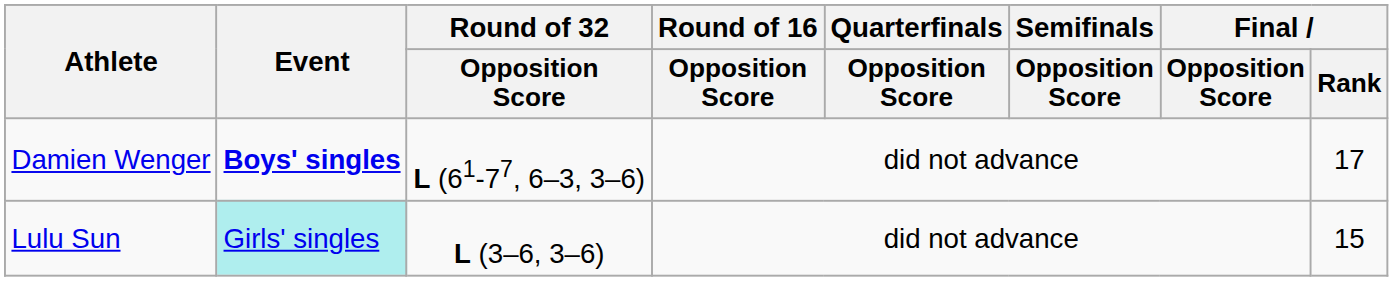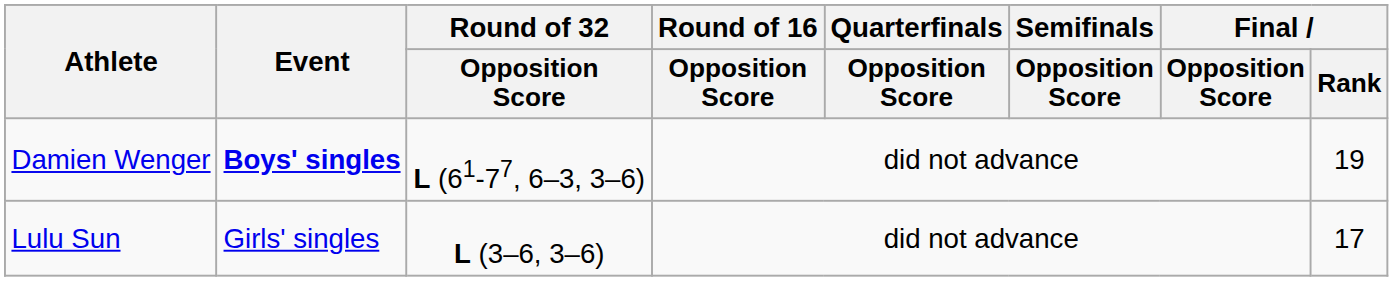(1349, 160) 17 -> (1349, 160) 19
(301, 238) paleturquoise background -> (301, 238) no background
(1349, 238) 15 -> (1349, 238) 17
